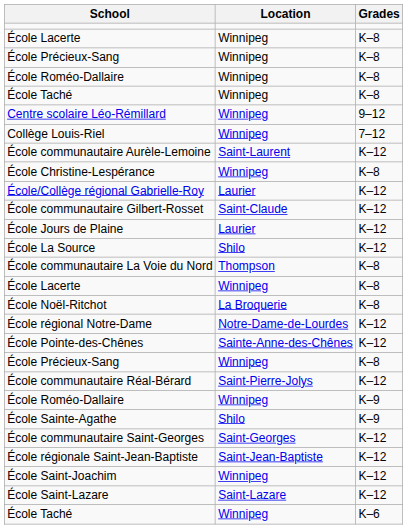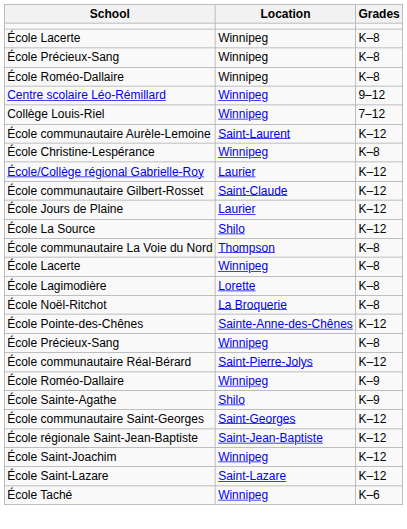- row: (40, 95)
+ row: (57, 285)
- row: (80, 324)
